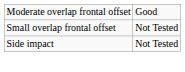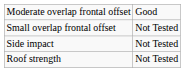+ row: (34, 59)
